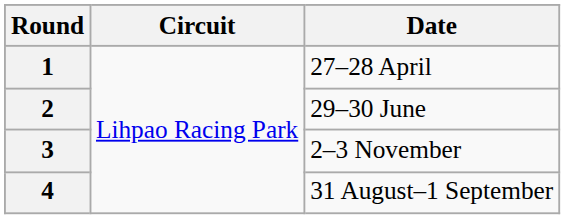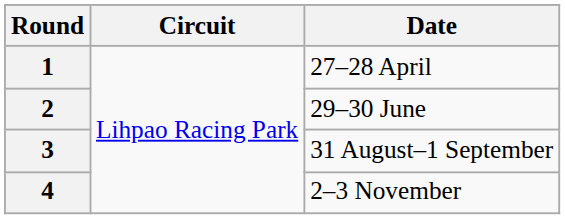(386, 150) 2–3 November -> (432, 150) 31 August–1 September
(432, 191) 31 August–1 September -> (386, 191) 2–3 November
